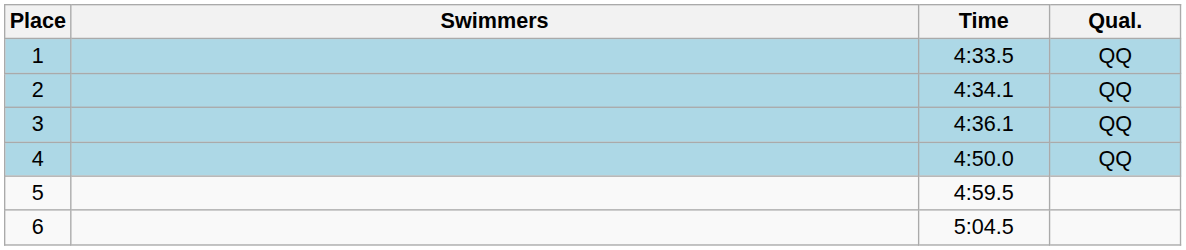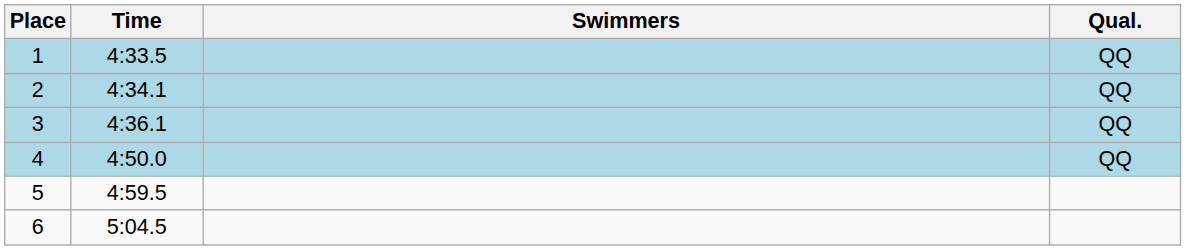columns swapped: (495, 21) <-> (984, 21)
